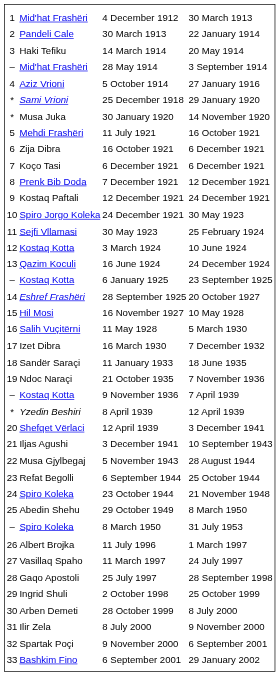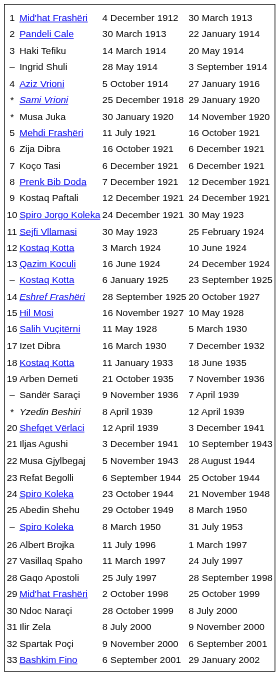(54, 67) Mid'hat Frashëri -> (43, 67) Ingrid Shuli
(50, 362) Sandër Saraçi -> (47, 362) Kostaq Kotta
(46, 379) Ndoc Naraçi -> (49, 379) Arben Demeti
(47, 395) Kostaq Kotta -> (50, 395) Sandër Saraçi
(43, 594) Ingrid Shuli -> (54, 594) Mid'hat Frashëri
(49, 610) Arben Demeti -> (46, 610) Ndoc Naraçi
